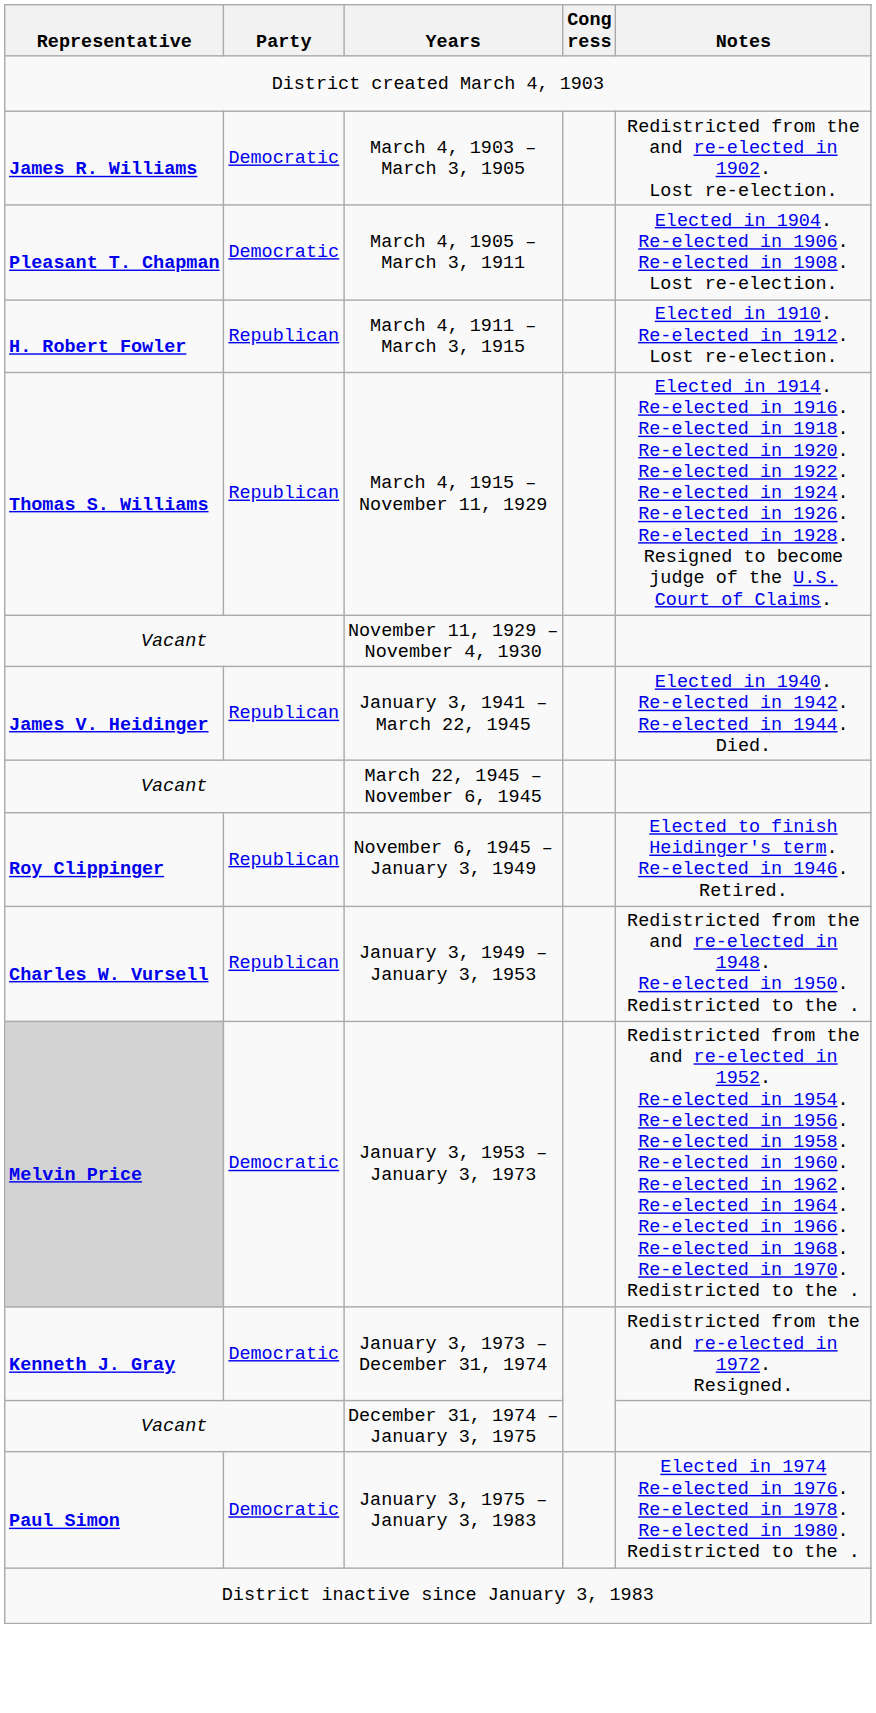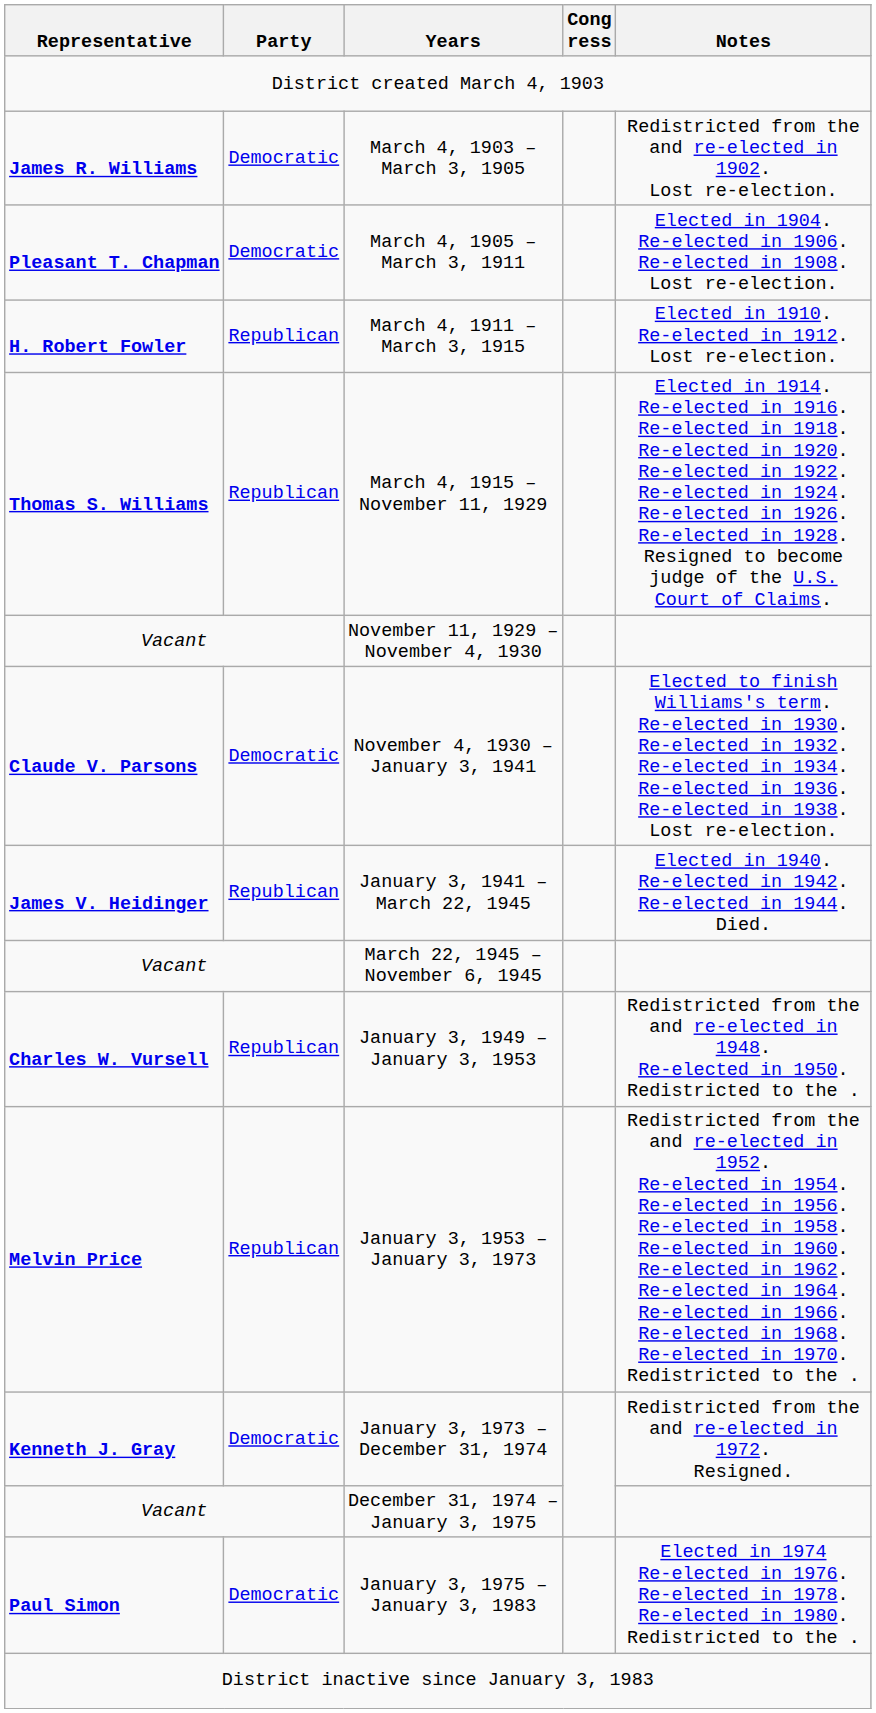+ row: (453, 756)
- row: (453, 859)
(76, 1175) lightgrey background -> (76, 1260) no background
(284, 1164) Democratic -> (284, 1249) Republican
